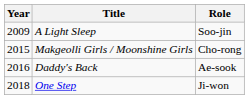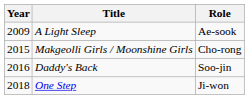(215, 31) Soo-jin -> (217, 31) Ae-sook
(217, 67) Ae-sook -> (215, 67) Soo-jin
